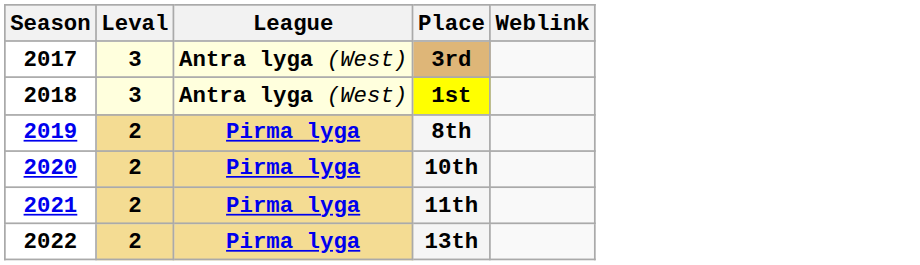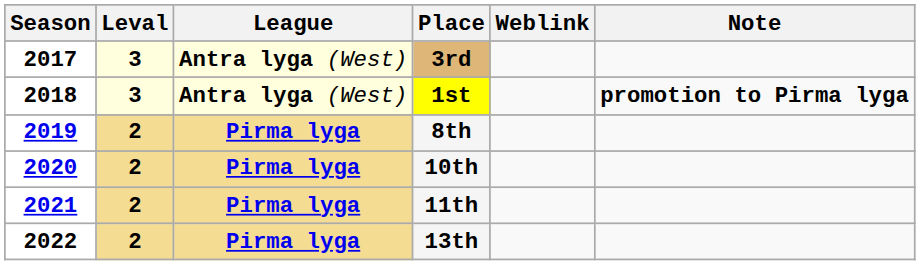+ column: (755, 23)
